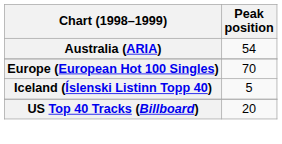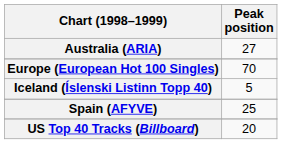(249, 48) 54 -> (249, 48) 27
+ row: (113, 108)
